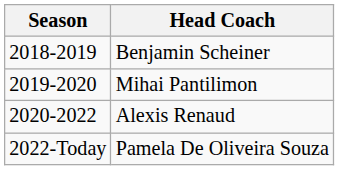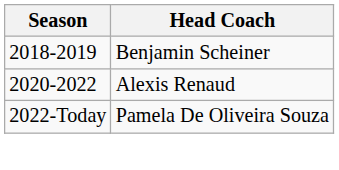- row: (187, 84)
